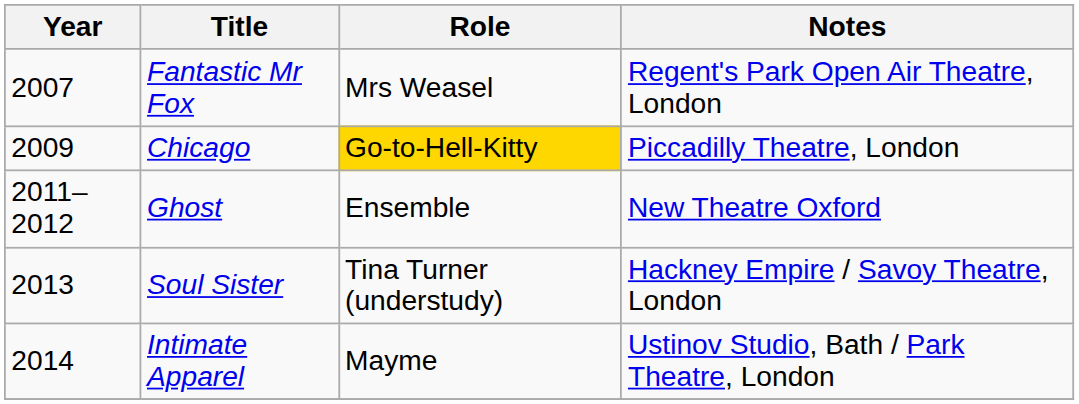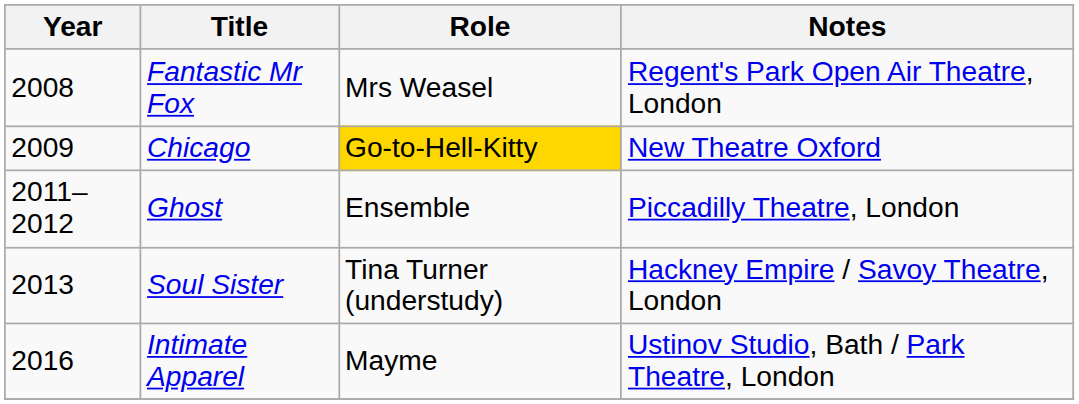(43, 87) 2007 -> (43, 87) 2008
(794, 147) Piccadilly Theatre, London -> (754, 147) New Theatre Oxford
(754, 208) New Theatre Oxford -> (794, 208) Piccadilly Theatre, London
(43, 361) 2014 -> (43, 361) 2016
